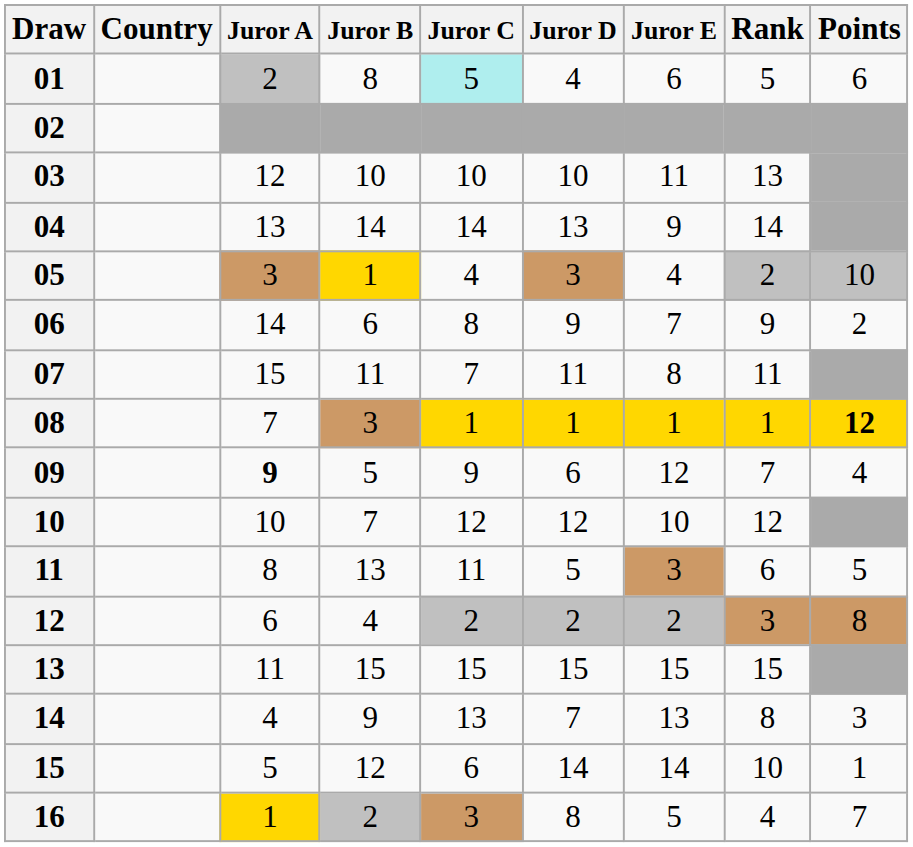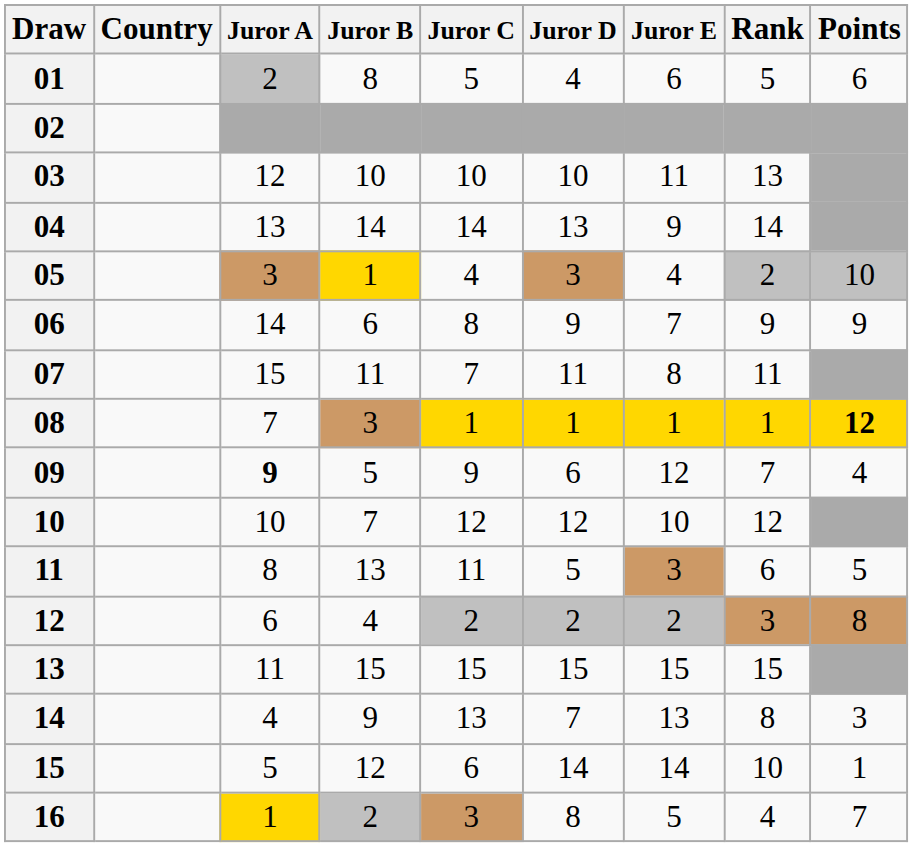(471, 78) paleturquoise background -> (471, 78) no background
(859, 324) 2 -> (859, 324) 9
